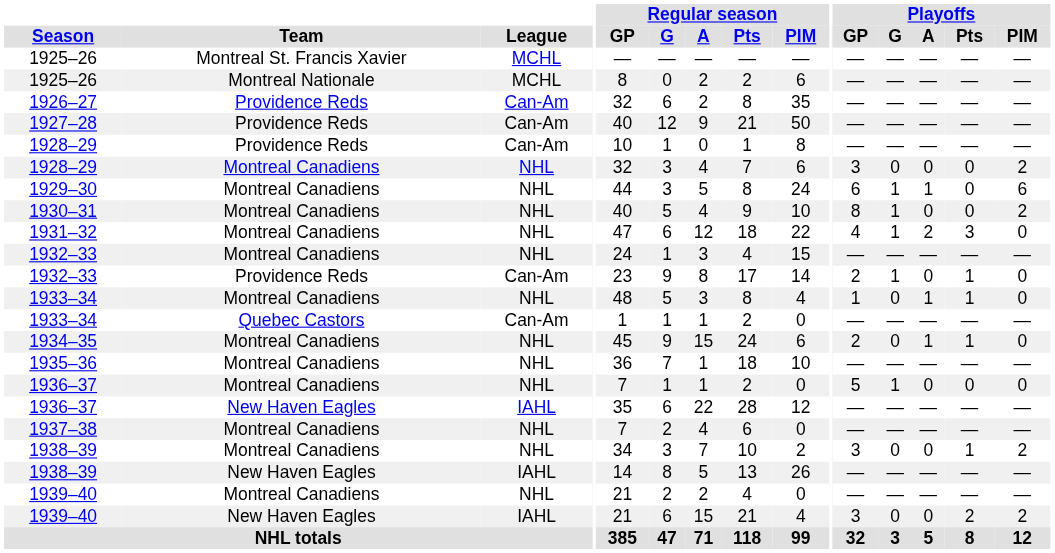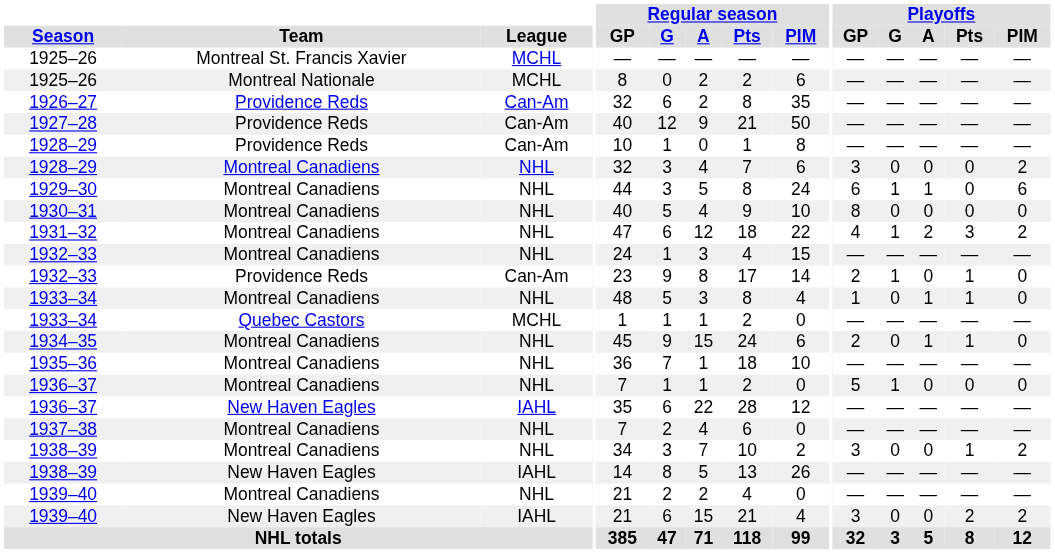(895, 211) 1 -> (895, 211) 0
(1022, 211) 2 -> (1022, 211) 0
(1022, 232) 0 -> (1022, 232) 2
(537, 320) Can-Am -> (537, 320) MCHL
